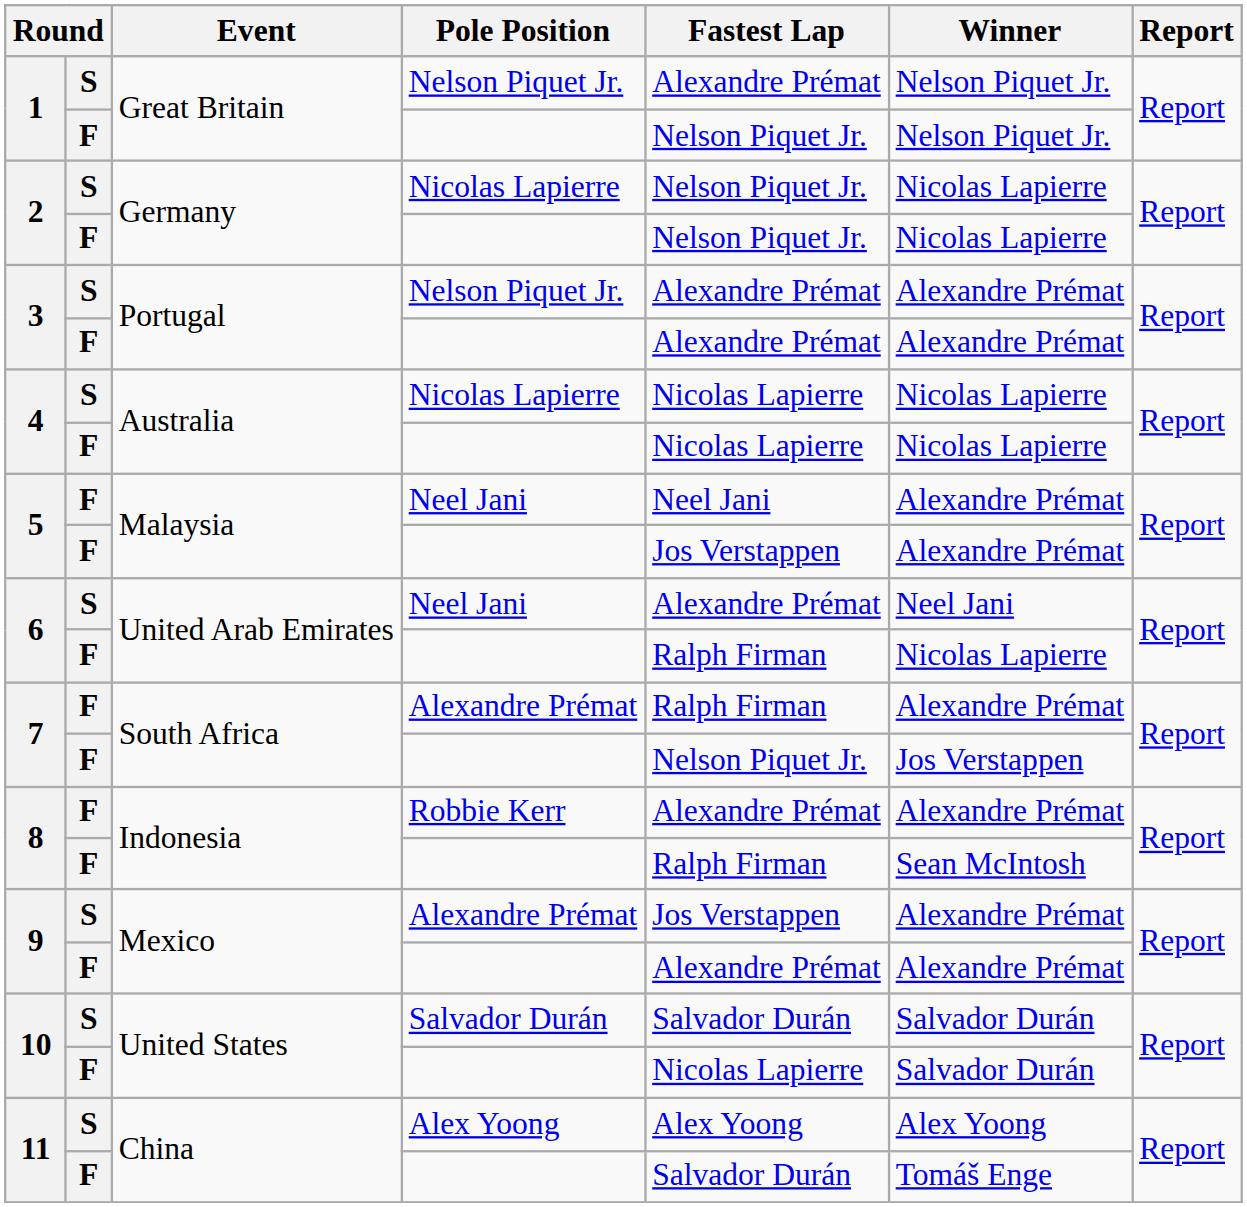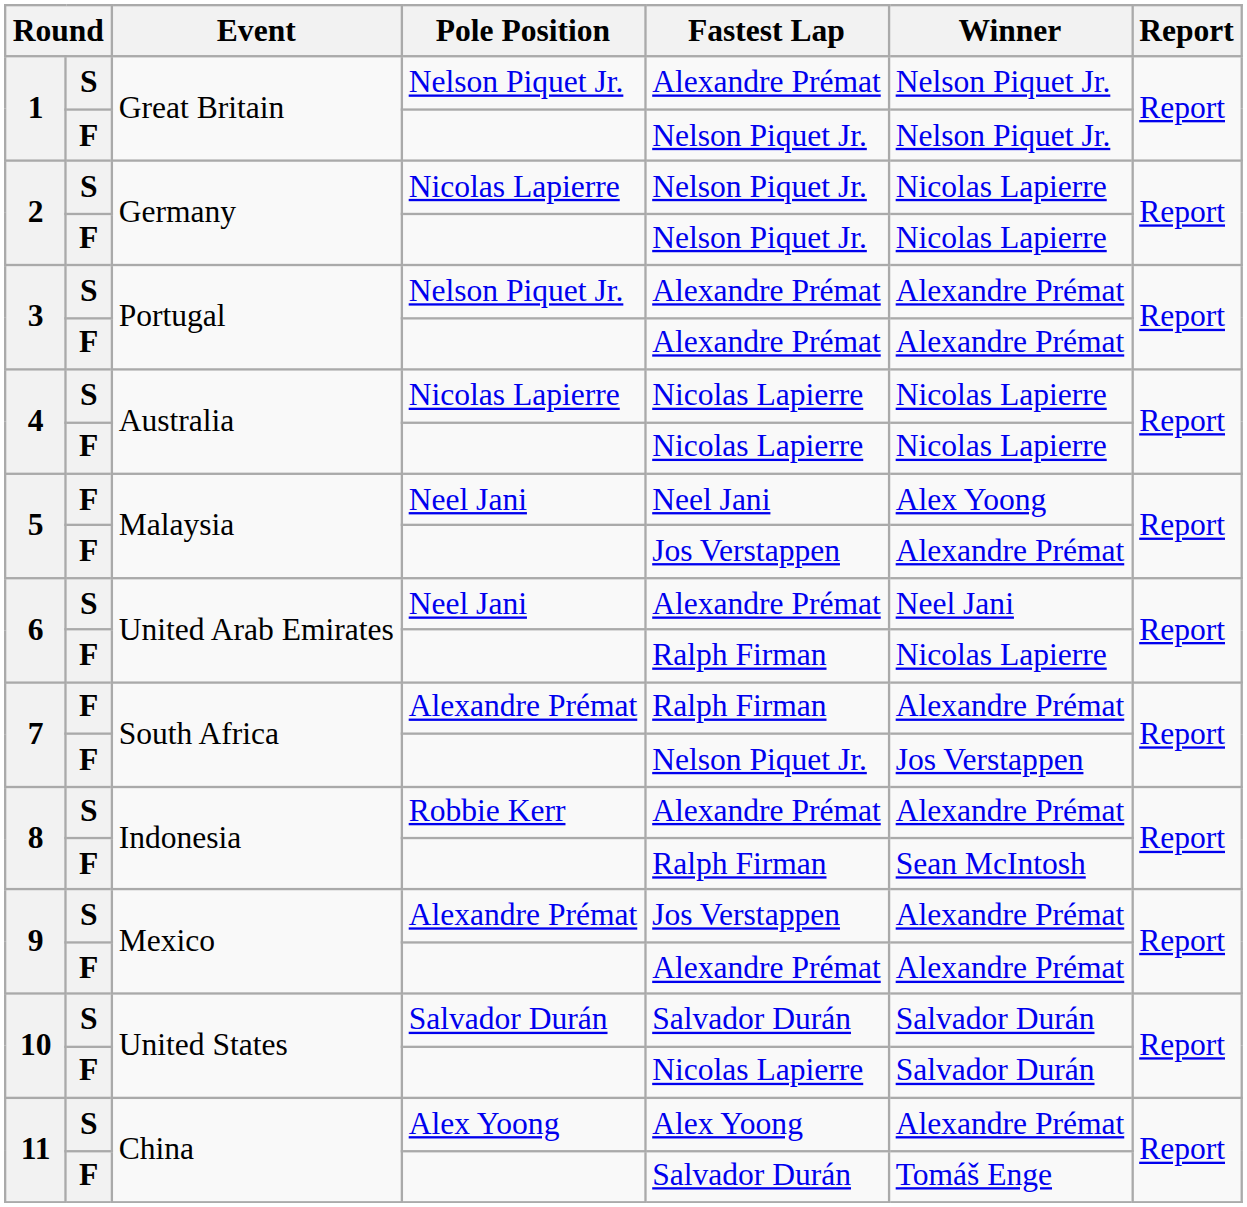(1010, 498) Alexandre Prémat -> (971, 498) Alex Yoong
(89, 810) F -> (89, 810) S
(971, 1123) Alex Yoong -> (1010, 1123) Alexandre Prémat
